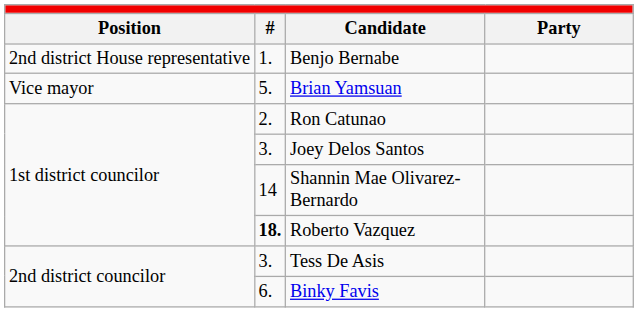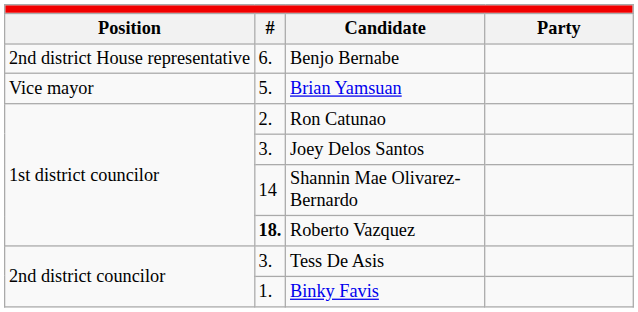(265, 58) 1. -> (265, 58) 6.
(265, 291) 6. -> (265, 291) 1.
